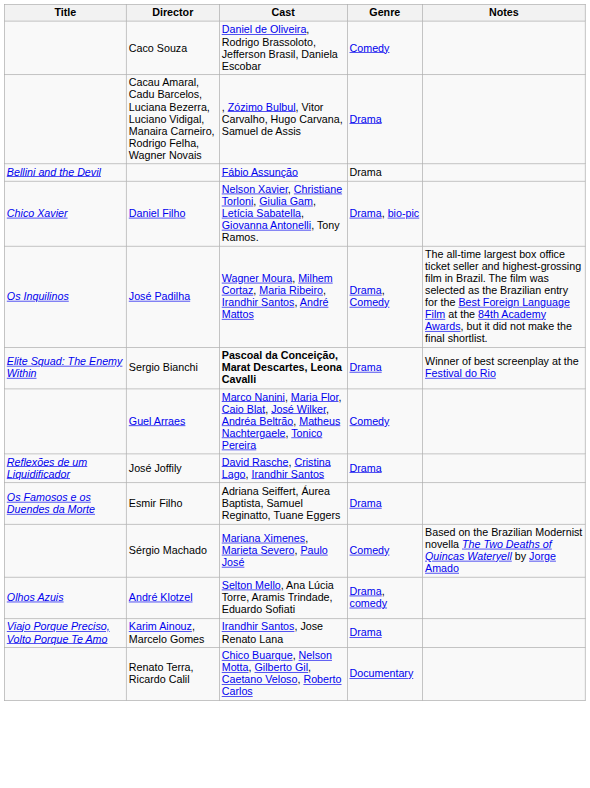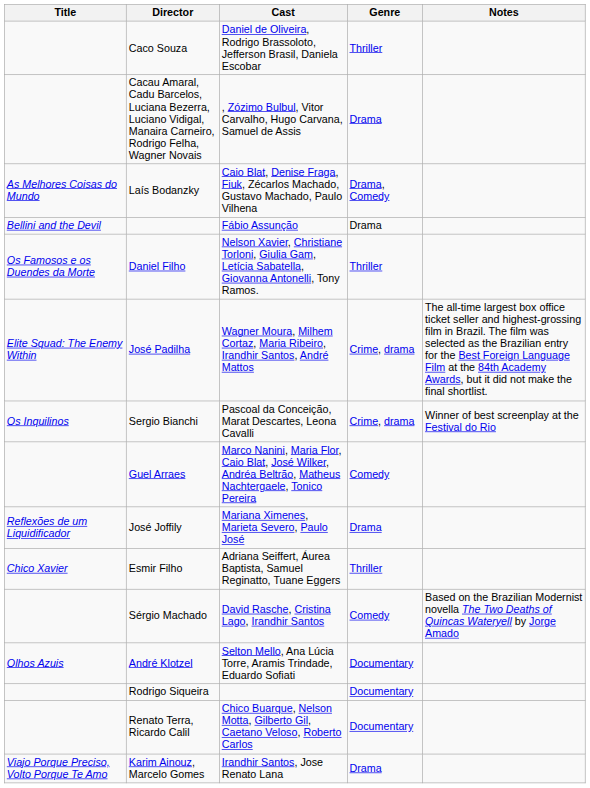(369, 48) Comedy -> (366, 48) Thriller
+ row: (164, 190)
(37, 213) Chico Xavier -> (51, 266) Os Famosos e os Duendes da Morte
(384, 213) Drama, bio-pic -> (366, 266) Thriller
(38, 296) Os Inquilinos -> (65, 350) Elite Squad: The Enemy Within
(369, 296) Drama, Comedy -> (382, 350) Crime, drama
(65, 368) Elite Squad: The Enemy Within -> (38, 421) Os Inquilinos
(282, 368) bold -> (279, 421) normal
(366, 368) Drama -> (382, 421) Crime, drama
(276, 468) David Rasche, Cristina Lago, Irandhir Santos -> (275, 527) Mariana Ximenes, Marieta Severo, Paulo José
(51, 503) Os Famosos e os Duendes da Morte -> (37, 568) Chico Xavier
(366, 503) Drama -> (366, 568) Thriller
(275, 550) Mariana Ximenes, Marieta Severo, Paulo José -> (276, 616) David Rasche, Cristina Lago, Irandhir Santos
(368, 597) Drama, comedy -> (381, 663) Documentary
+ row: (169, 692)
rows swapped: (161, 674) <-> (167, 633)
